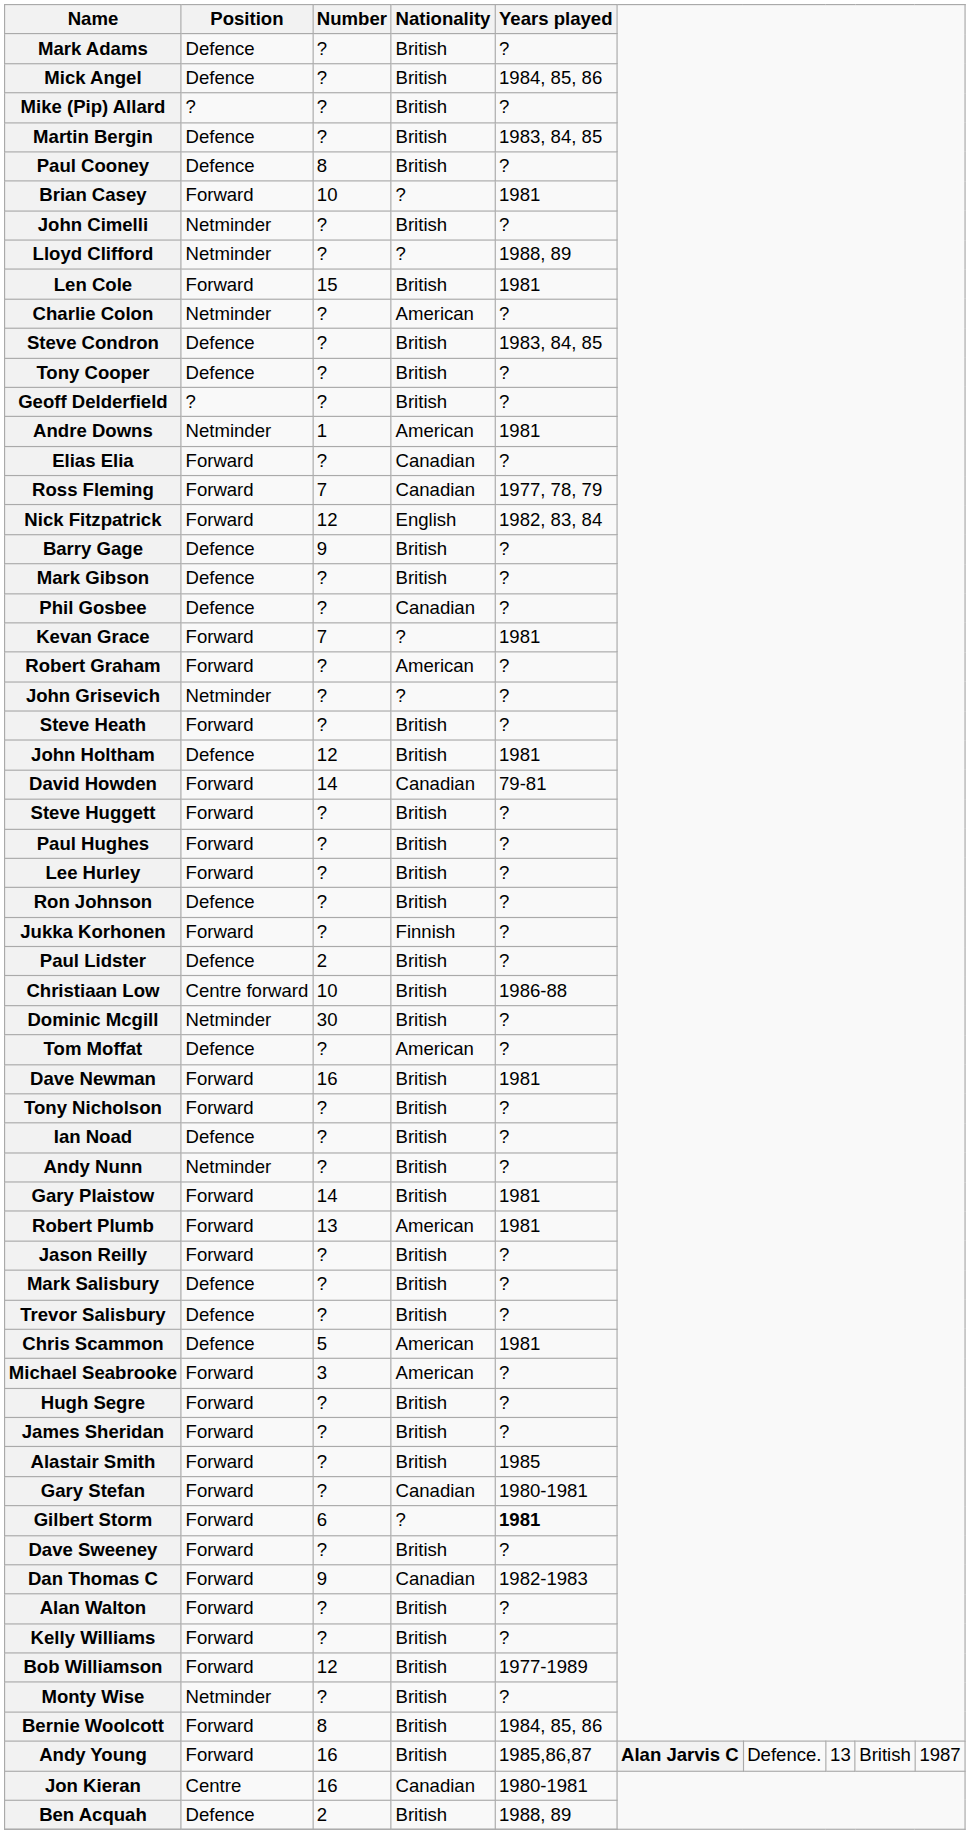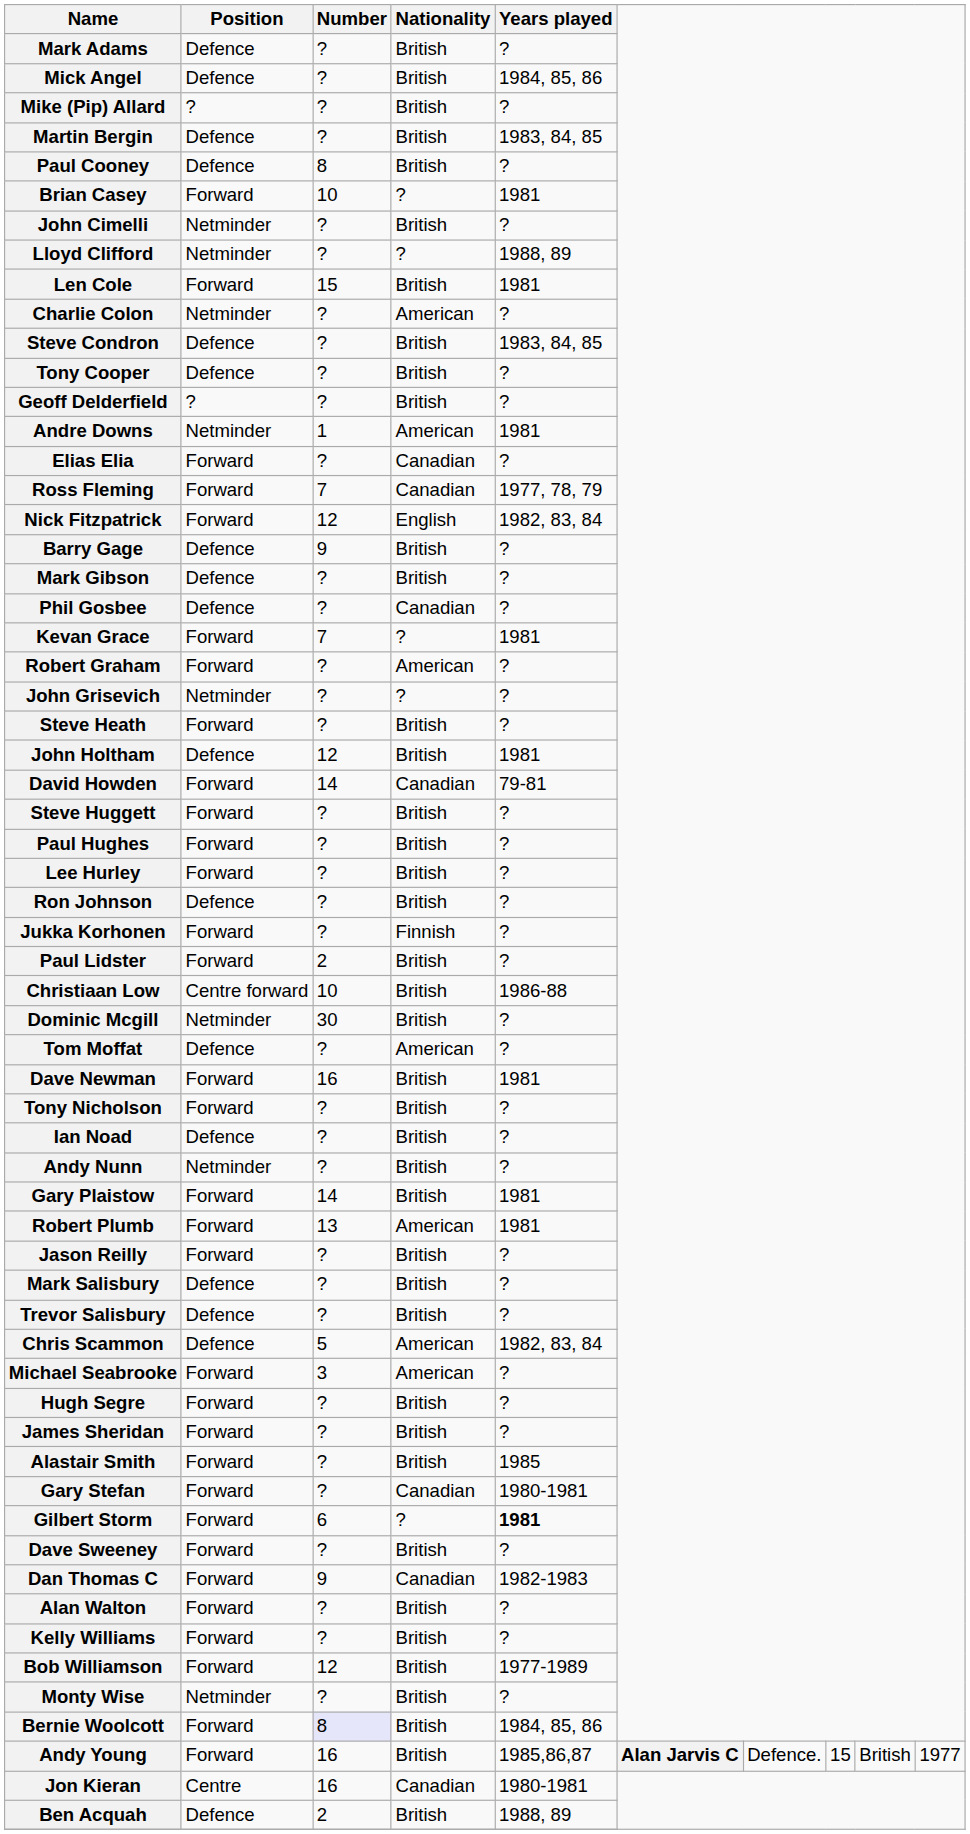(220, 961) Defence -> (220, 961) Forward
(520, 1343) 1981 -> (551, 1343) 1982, 83, 84
(322, 1726) no background -> (322, 1726) lavender background
(840, 1755) 13 -> (840, 1755) 15
(940, 1755) 1987 -> (940, 1755) 1977
